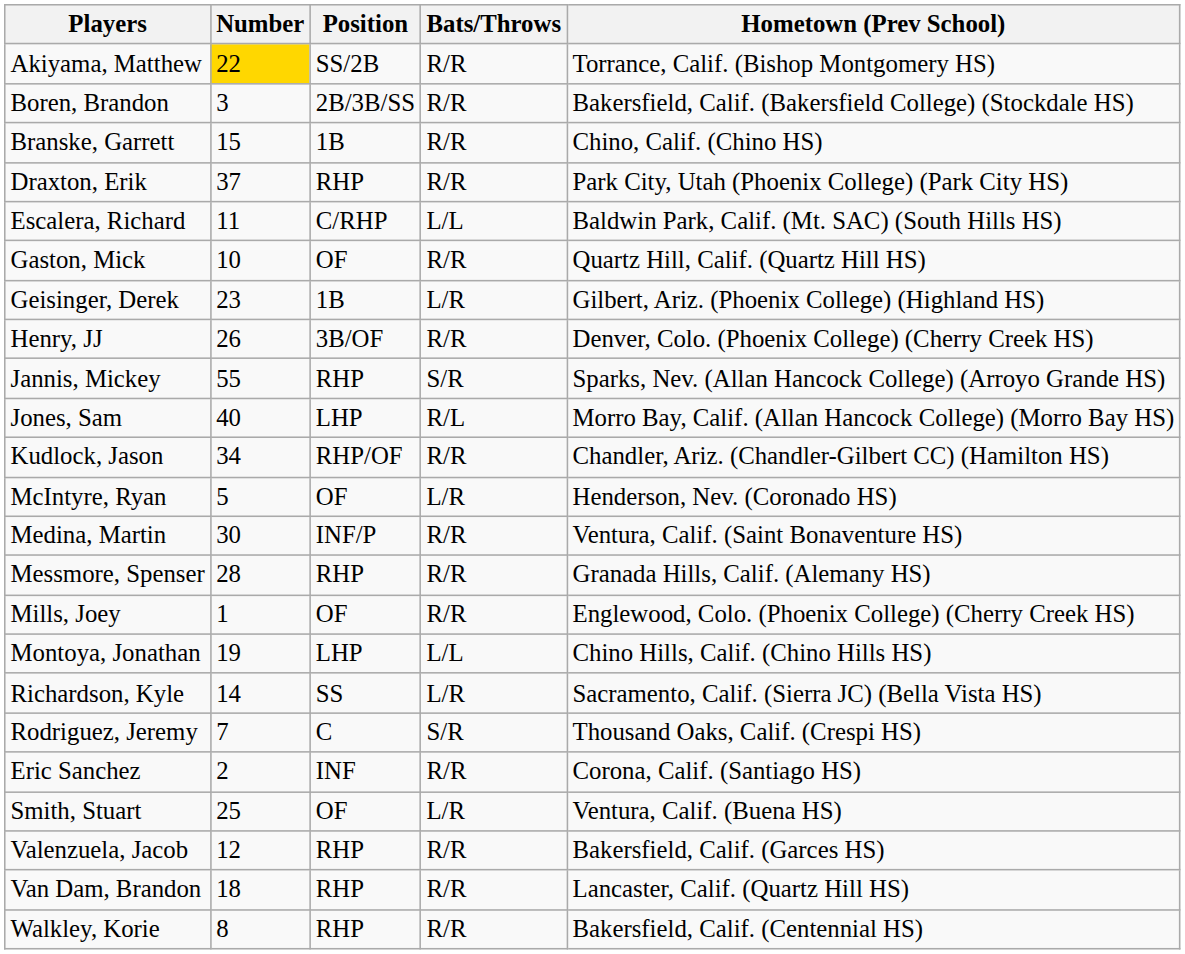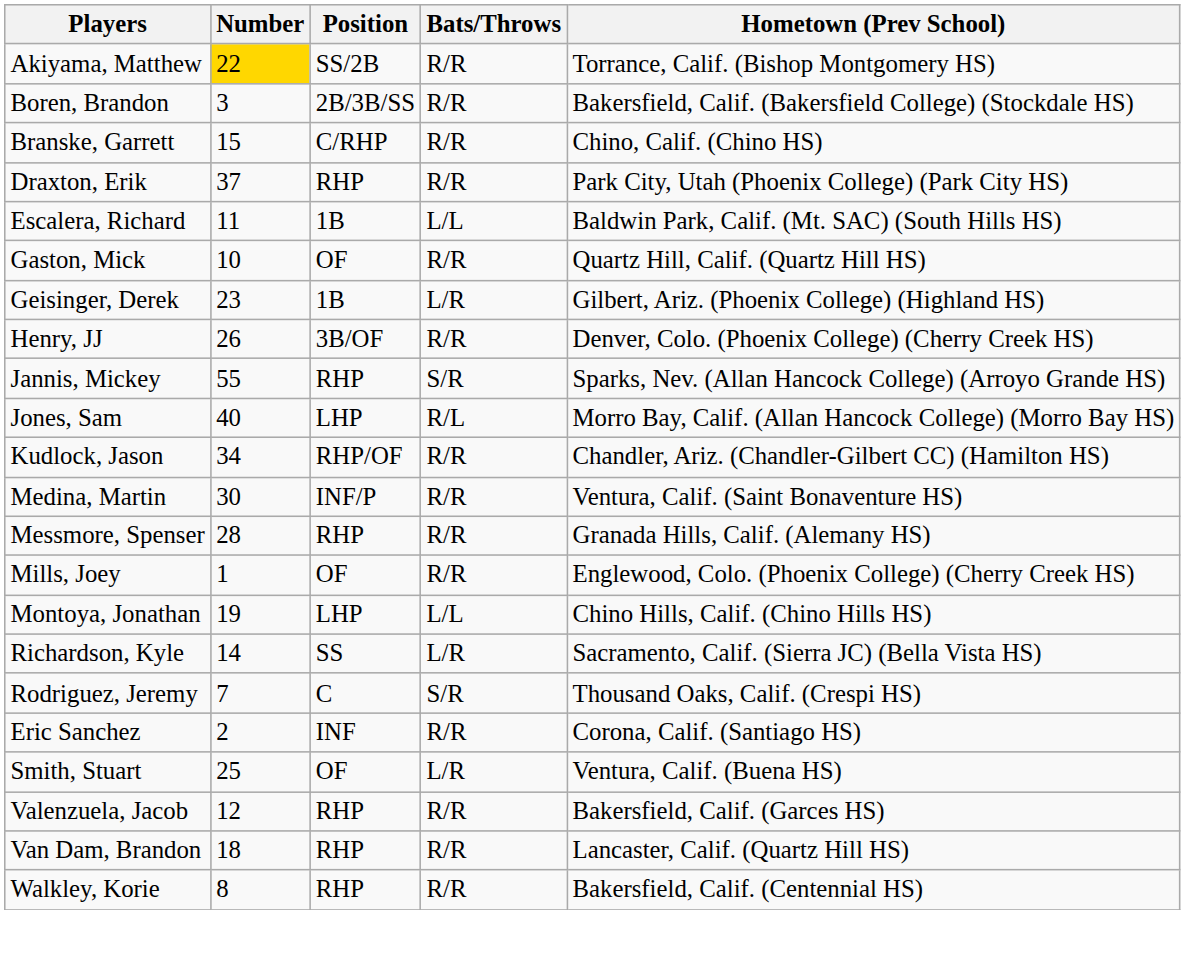(330, 142) 1B -> (352, 142) C/RHP
(352, 220) C/RHP -> (330, 220) 1B
- row: (89, 496)
